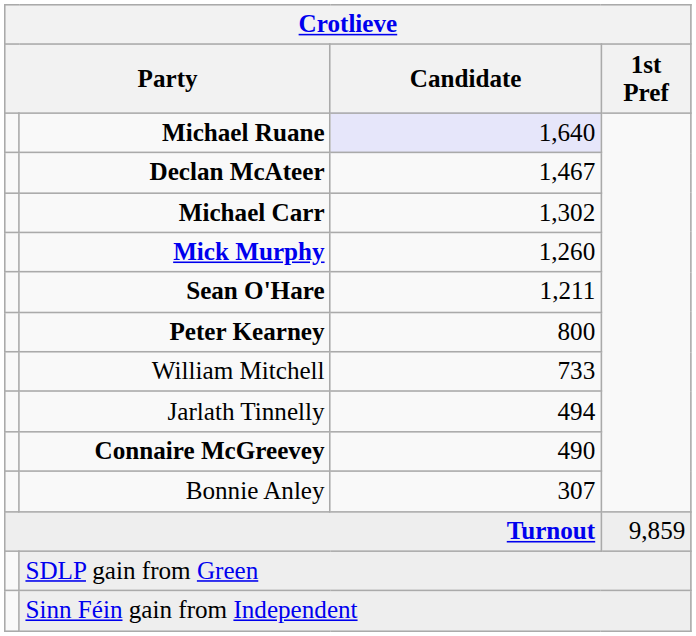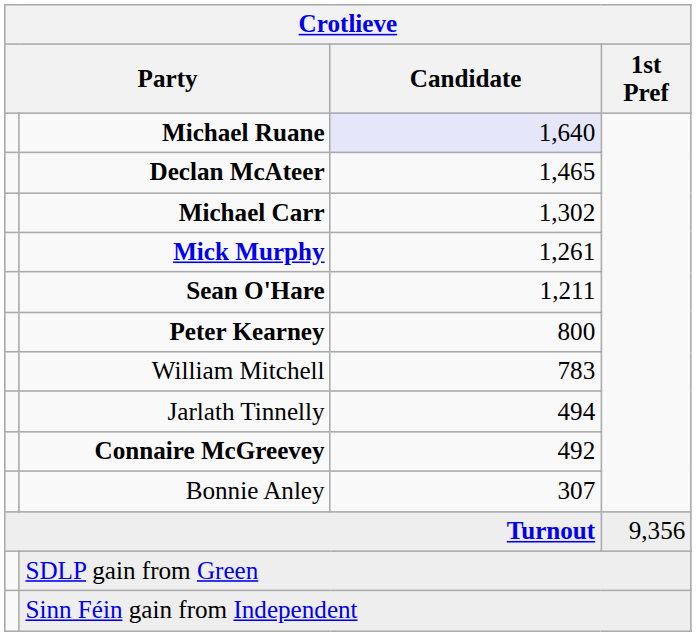(567, 172) 1,467 -> (567, 172) 1,465
(567, 251) 1,260 -> (567, 251) 1,261
(576, 371) 733 -> (576, 371) 783
(576, 451) 490 -> (576, 451) 492
(657, 530) 9,859 -> (657, 530) 9,356
